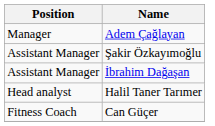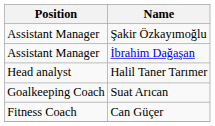- row: (145, 33)
+ row: (139, 92)
